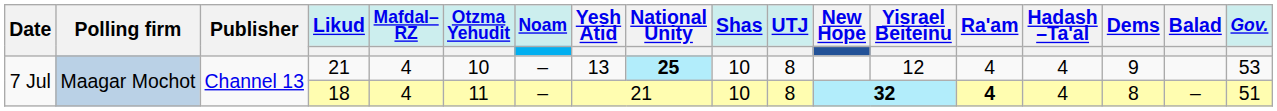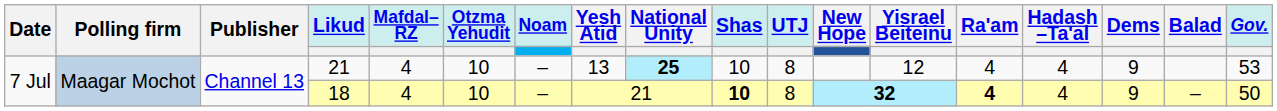(479, 94) 11 -> (479, 94) 10
(739, 94) normal -> (739, 94) bold
(1133, 94) 8 -> (1133, 94) 9
(1249, 94) 51 -> (1249, 94) 50
